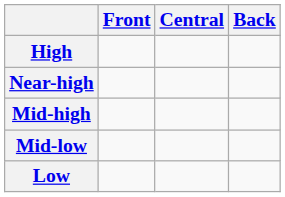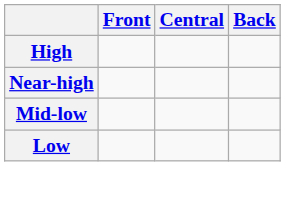- row: (51, 113)
